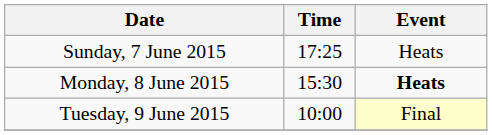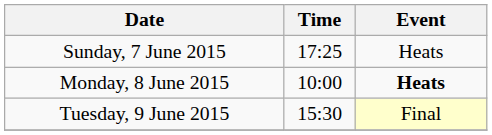(320, 82) 15:30 -> (320, 82) 10:00
(320, 113) 10:00 -> (320, 113) 15:30
